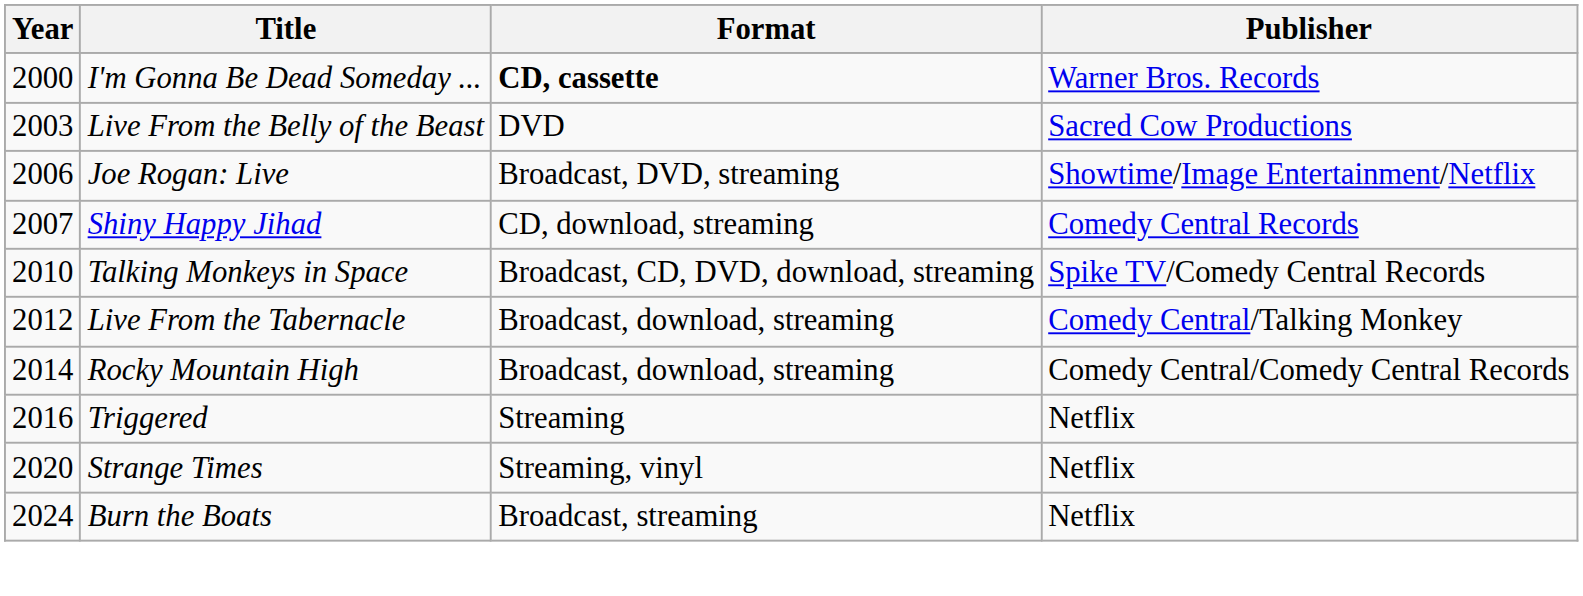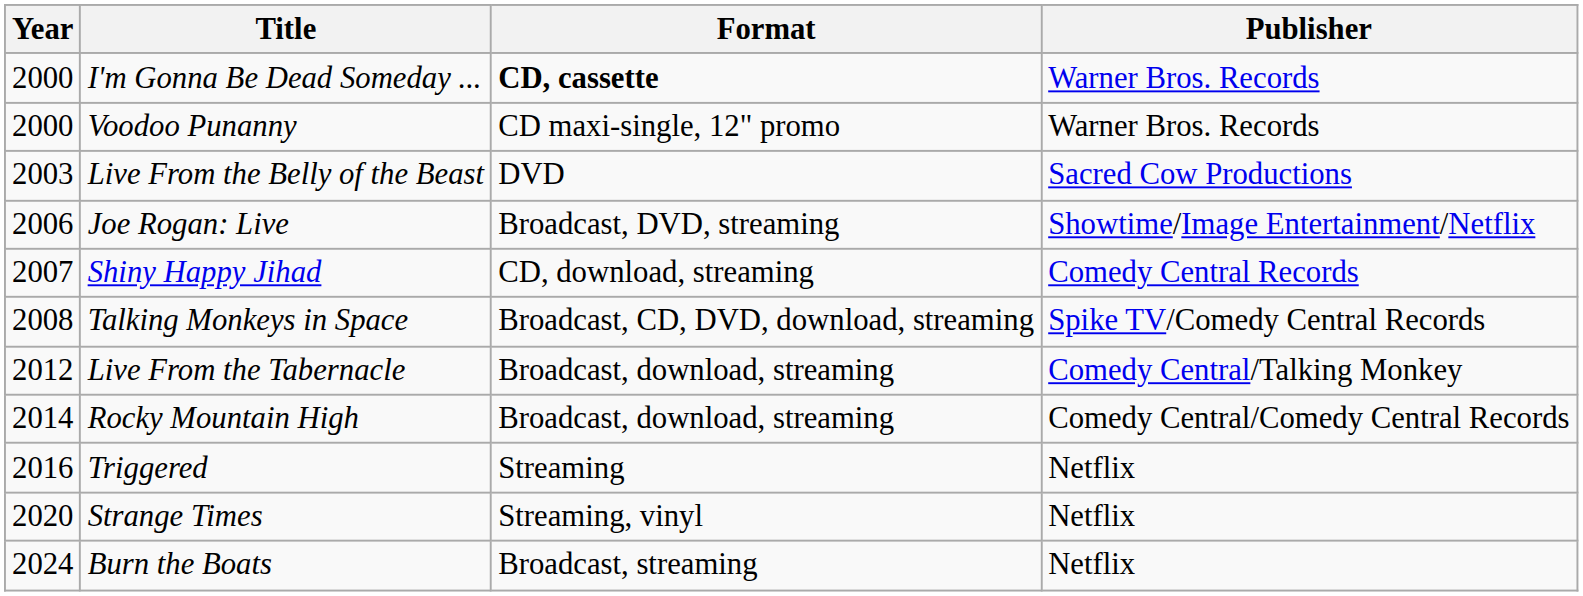+ row: (192, 126)
(43, 272) 2010 -> (43, 321) 2008
